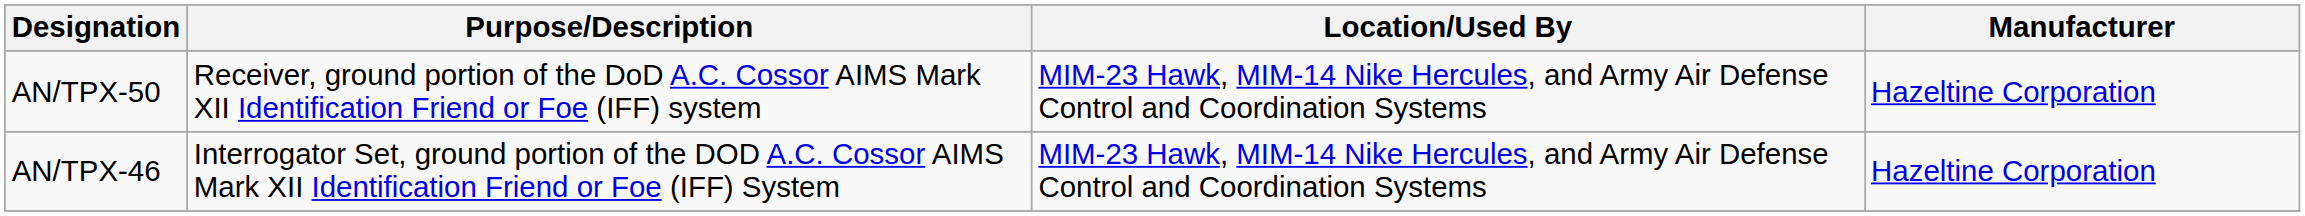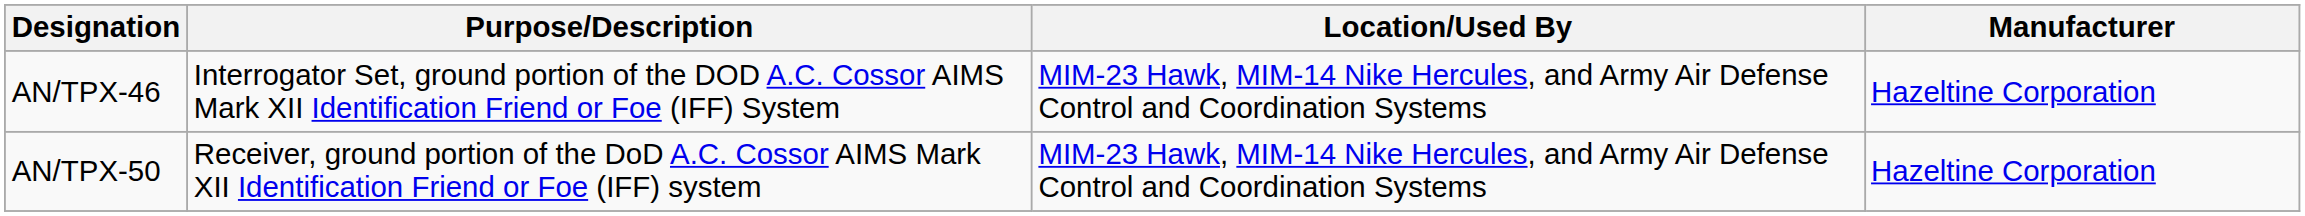rows swapped: (86, 170) <-> (86, 91)
